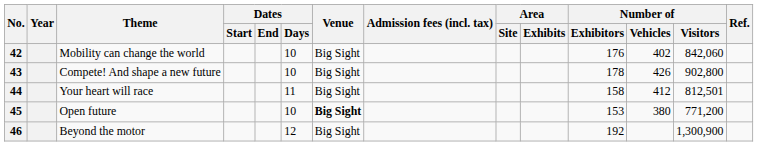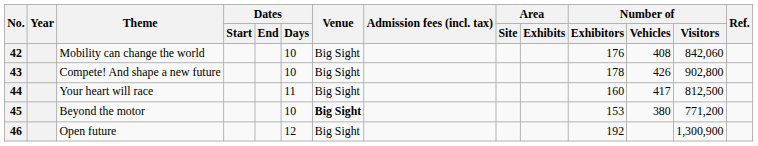(662, 52) 402 -> (662, 52) 408
(615, 91) 158 -> (615, 91) 160
(662, 91) 412 -> (662, 91) 417
(704, 91) 812,501 -> (704, 91) 812,500
(88, 111) Open future -> (102, 111) Beyond the motor
(102, 130) Beyond the motor -> (88, 130) Open future
